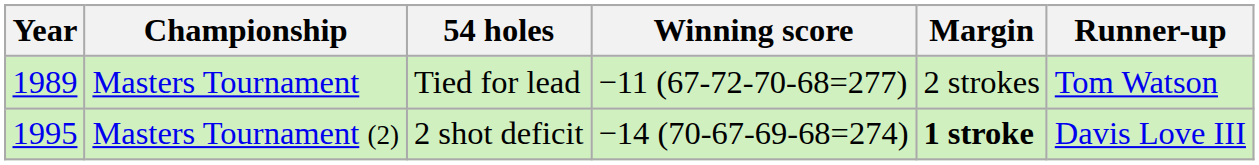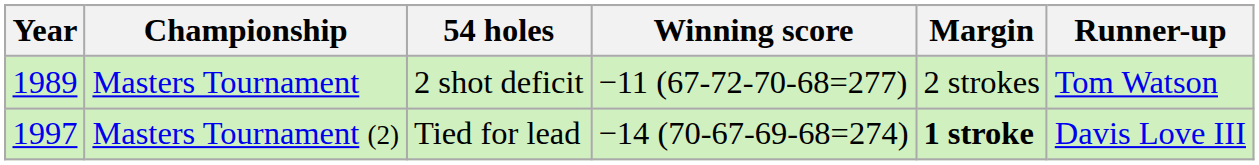(497, 81) Tied for lead -> (499, 81) 2 shot deficit
(45, 133) 1995 -> (45, 133) 1997
(499, 133) 2 shot deficit -> (497, 133) Tied for lead
